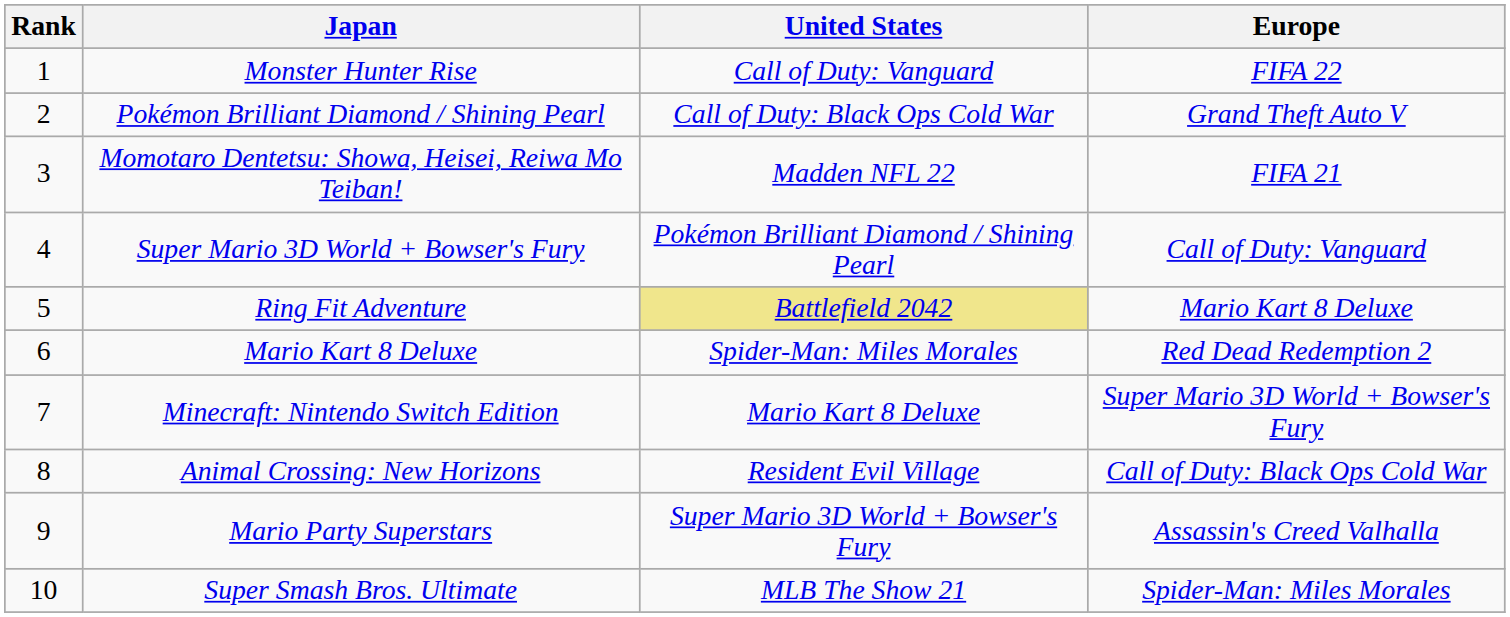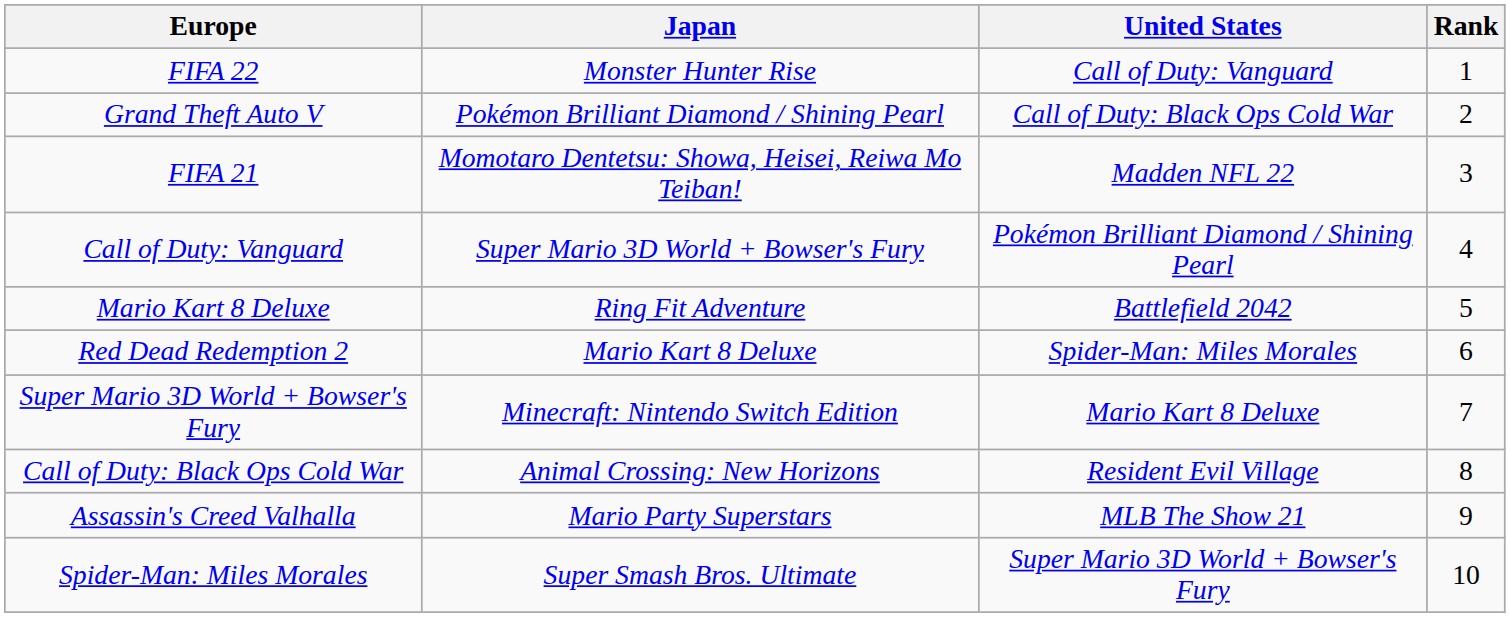columns swapped: (44, 26) <-> (1296, 26)
(864, 308) khaki background -> (1203, 308) no background
(864, 530) Super Mario 3D World + Bowser's Fury -> (1203, 514) MLB The Show 21
(864, 589) MLB The Show 21 -> (1203, 574) Super Mario 3D World + Bowser's Fury
